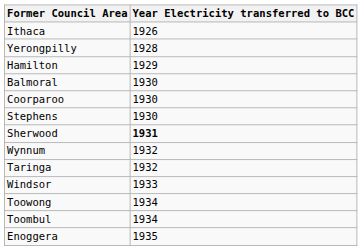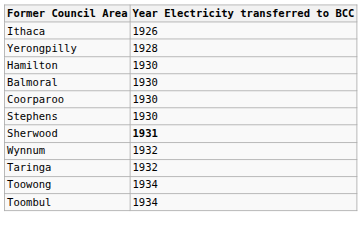(145, 65) 1929 -> (145, 65) 1930
- row: (29, 185)
- row: (32, 237)
